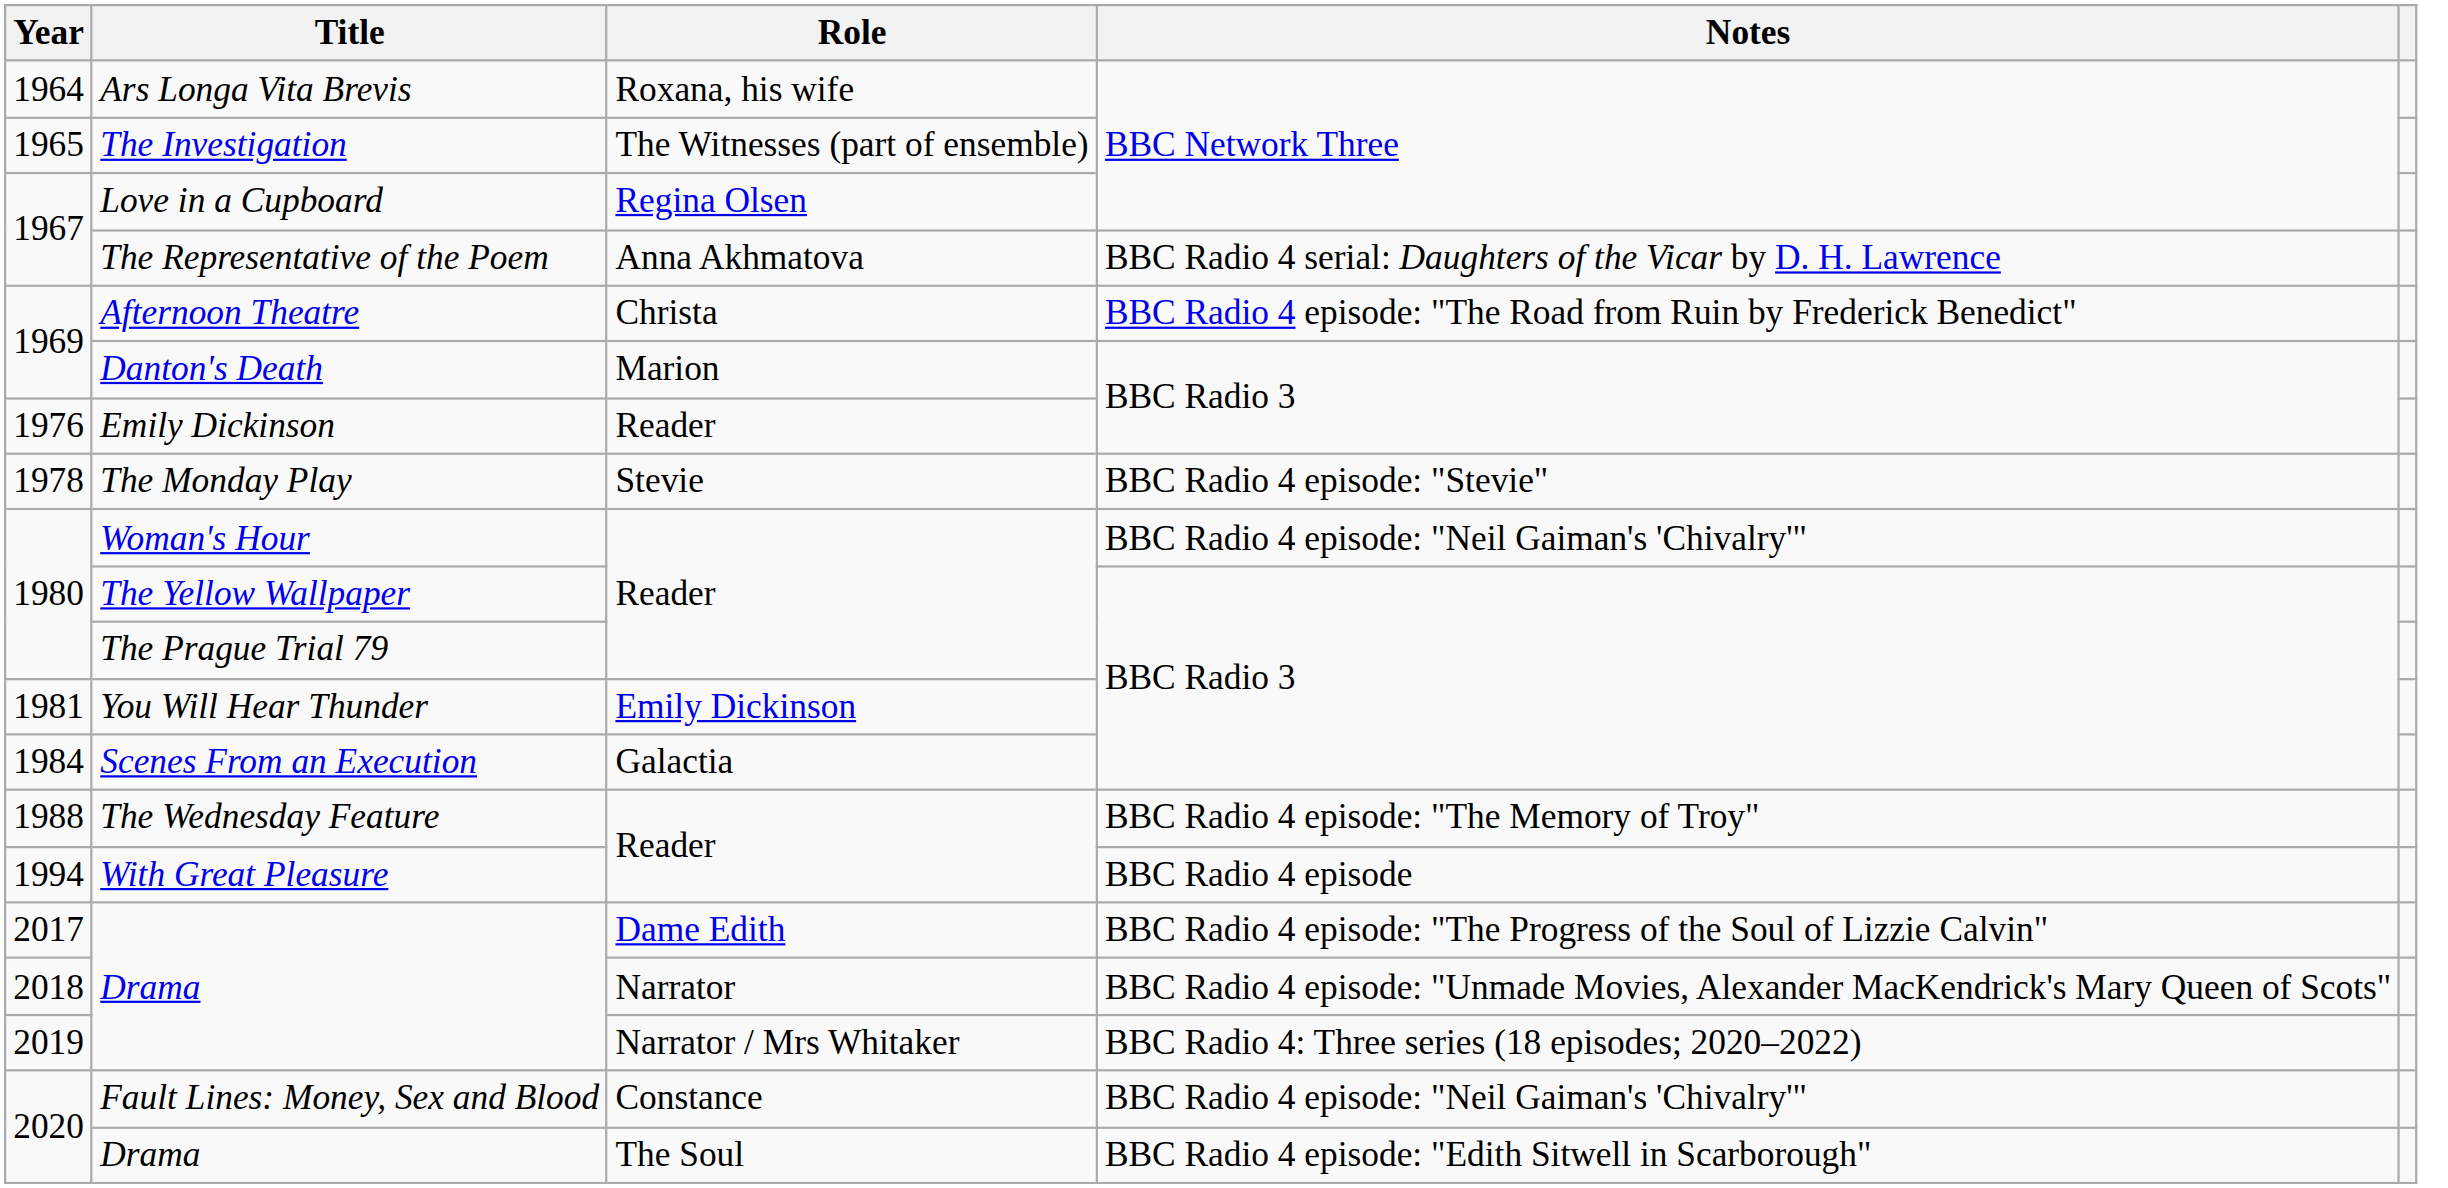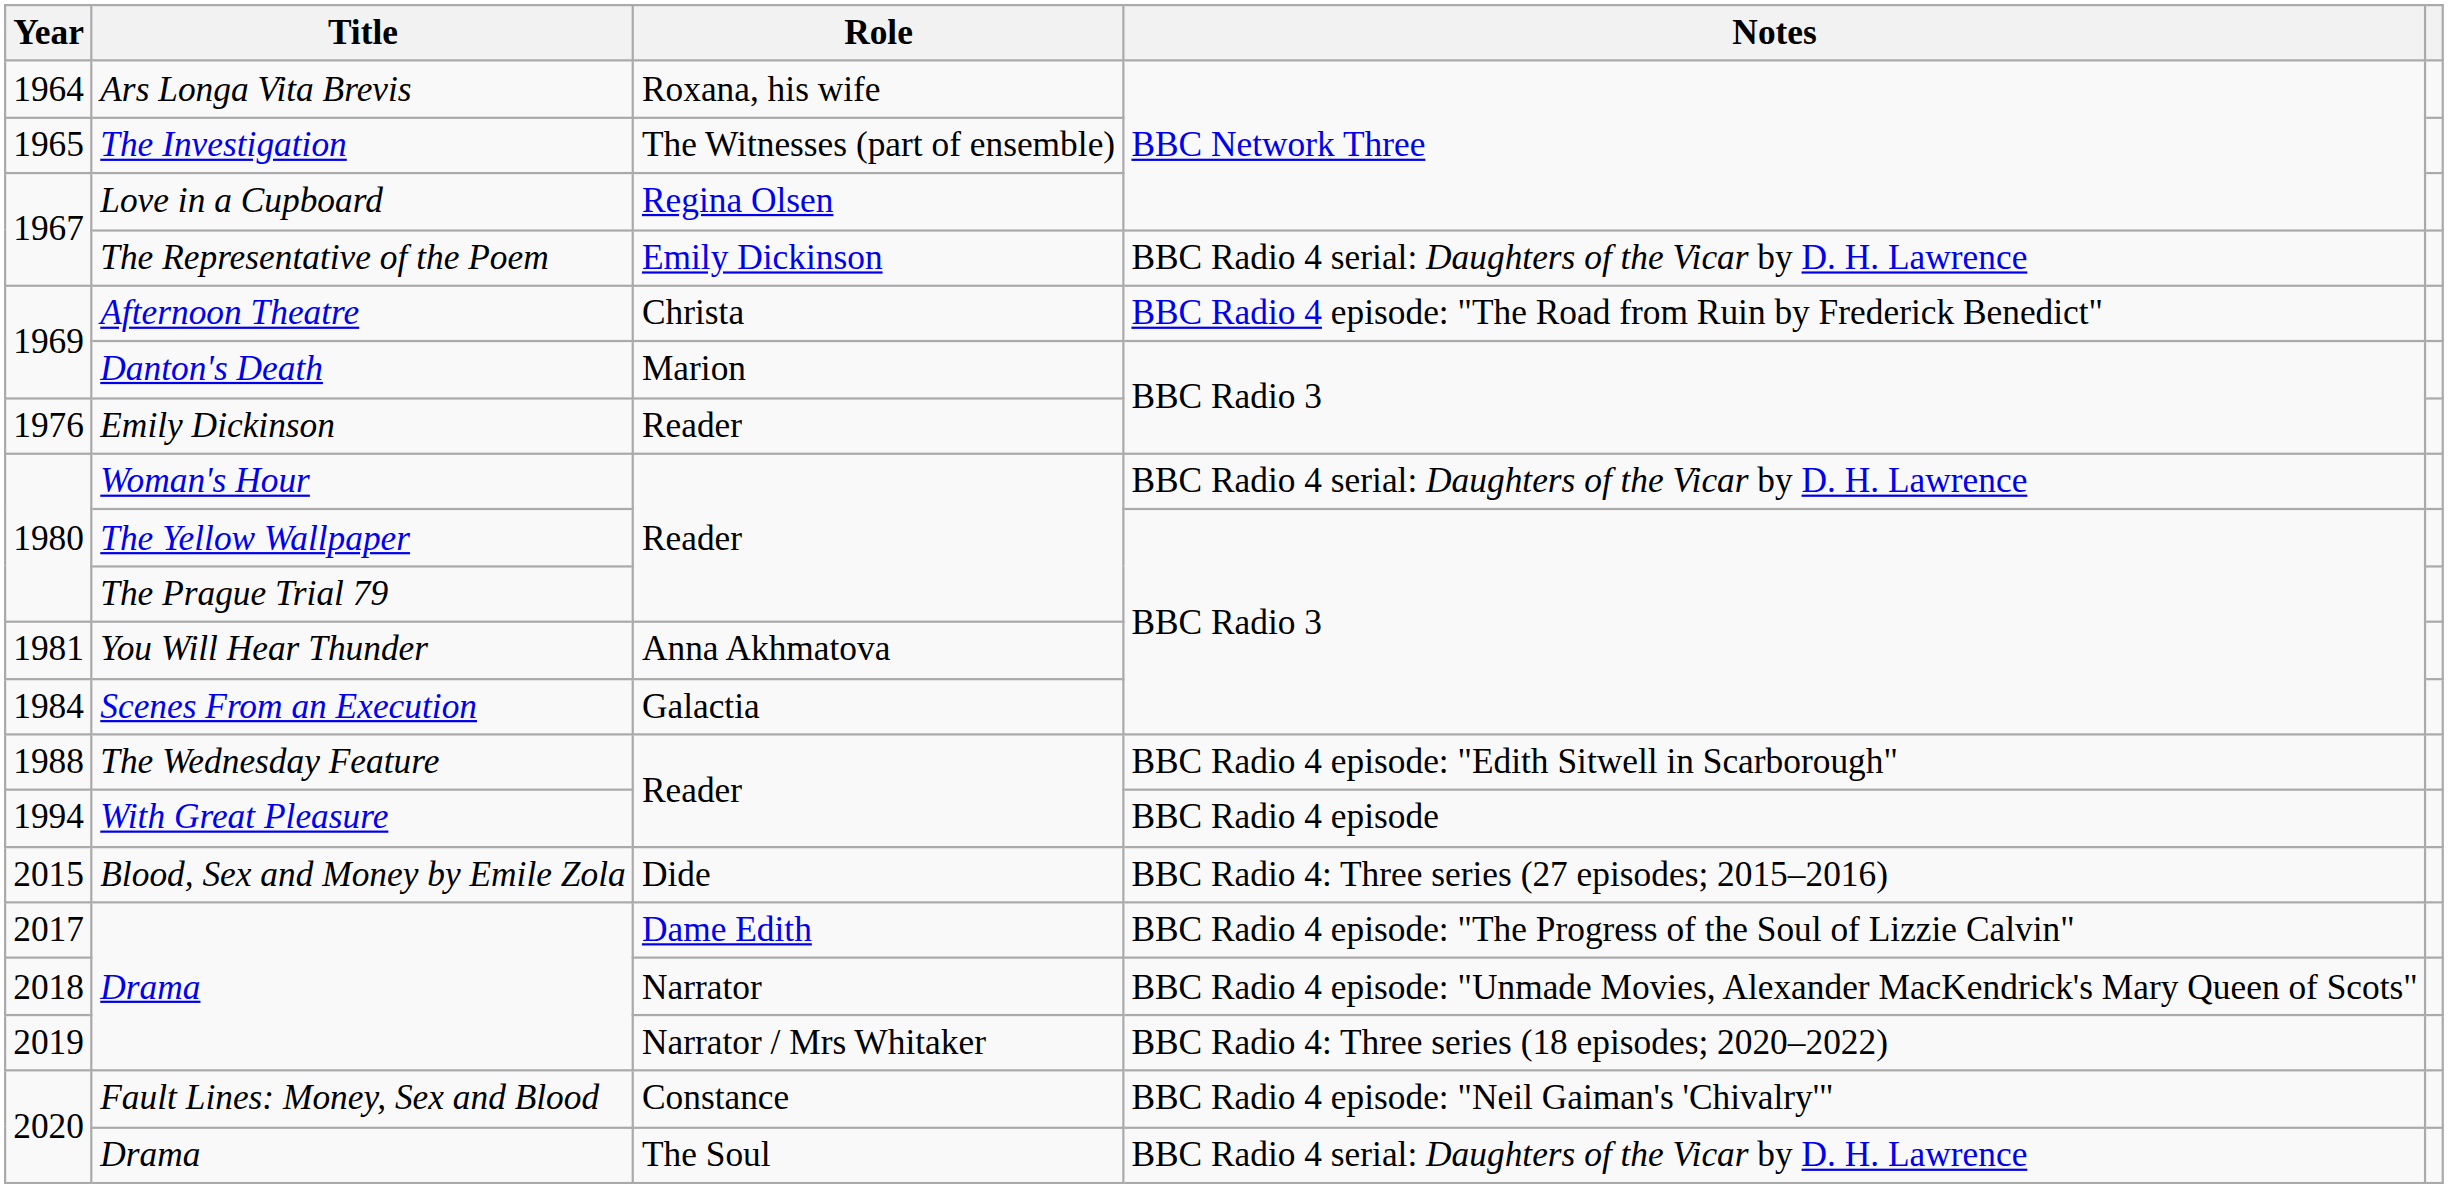(740, 256) Anna Akhmatova -> (762, 256) Emily Dickinson
- row: (49, 481)
(1456, 537) BBC Radio 4 episode: "Neil Gaiman's 'Chivalry'" -> (1579, 481) BBC Radio 4 serial: Daughters of the Vicar by D. H. Lawrence
(736, 705) Emily Dickinson -> (766, 649) Anna Akhmatova
(1432, 817) BBC Radio 4 episode: "The Memory of Troy" -> (1515, 761) BBC Radio 4 episode: "Edith Sitwell in Scarborough"
+ row: (49, 873)
(1488, 1154) BBC Radio 4 episode: "Edith Sitwell in Scarborough" -> (1579, 1154) BBC Radio 4 serial: Daughters of the Vicar by D. H. Lawrence
